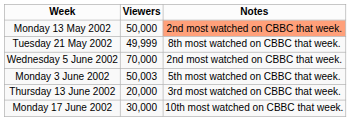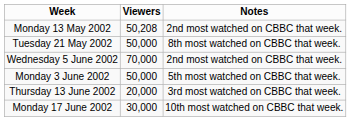(142, 28) 50,000 -> (142, 28) 50,208
(254, 28) lightsalmon background -> (254, 28) no background
(142, 44) 49,999 -> (142, 44) 50,000
(142, 76) 50,003 -> (142, 76) 50,000
